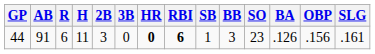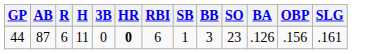- column: (104, 15)
(43, 37) 91 -> (43, 37) 87
(180, 37) bold -> (158, 37) normal
